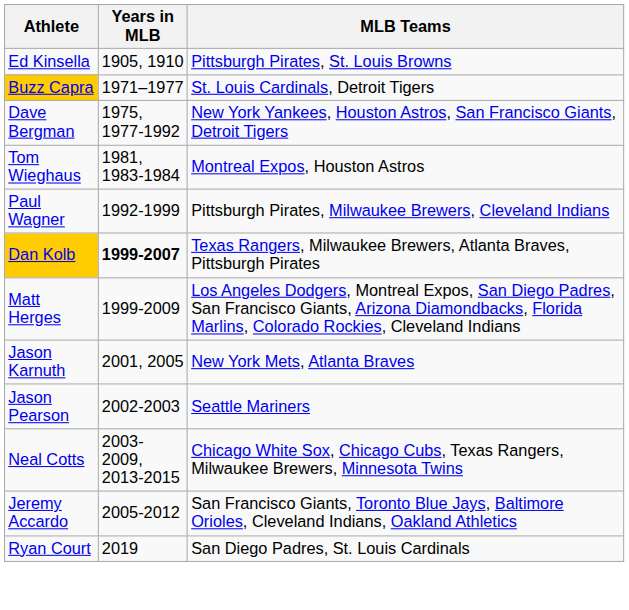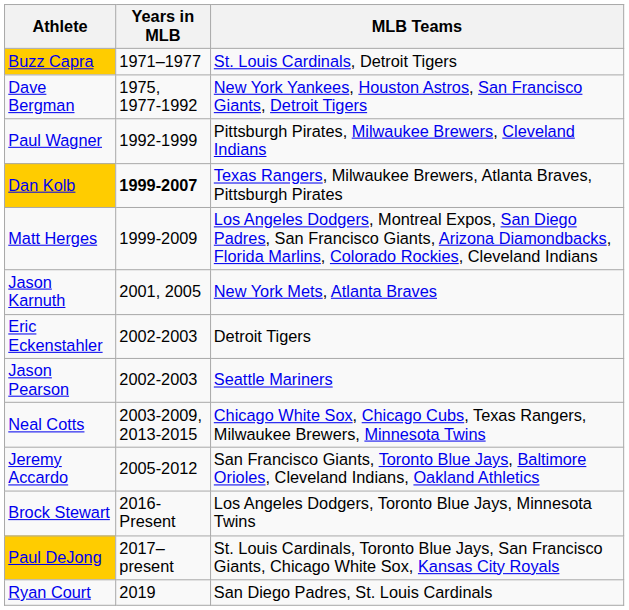- row: (49, 61)
- row: (45, 166)
+ row: (55, 336)
+ row: (59, 513)
+ row: (55, 557)
